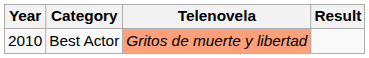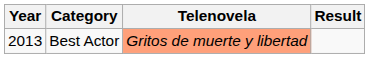(25, 41) 2010 -> (25, 41) 2013
